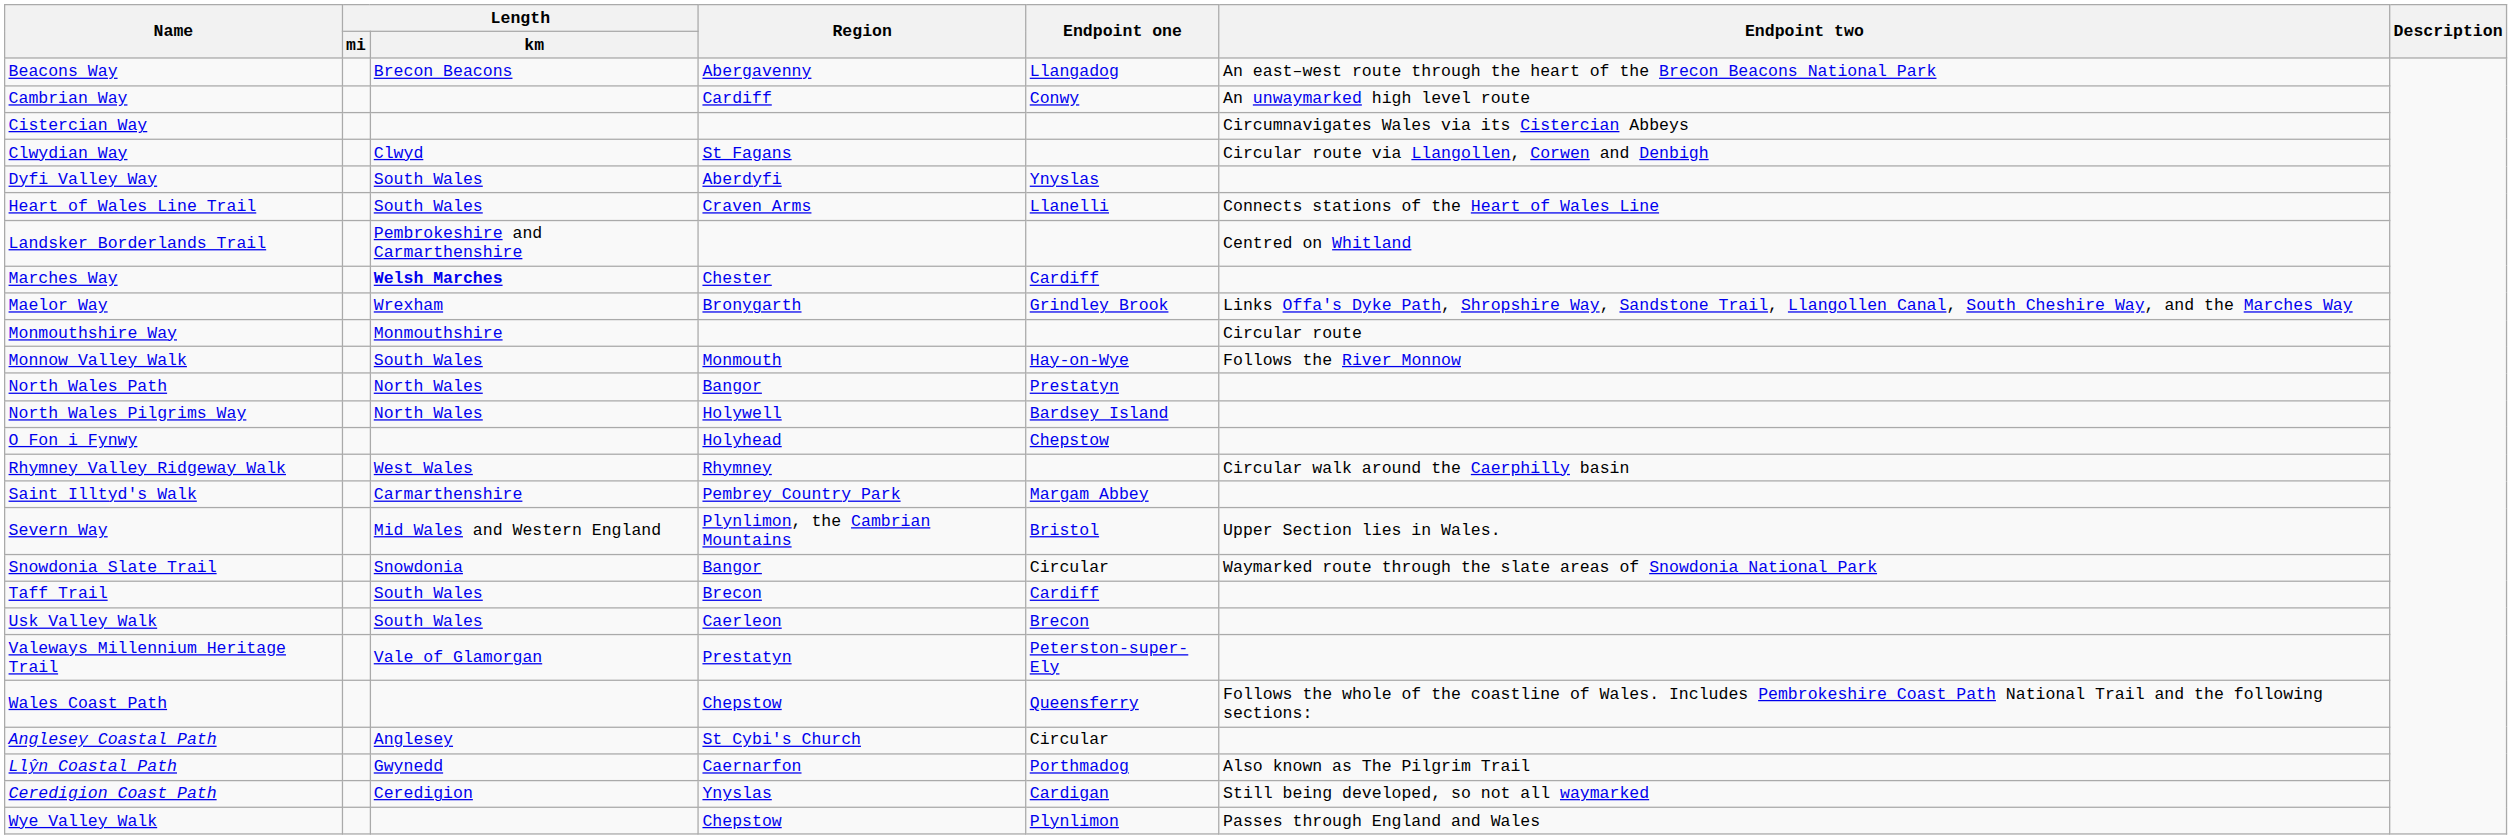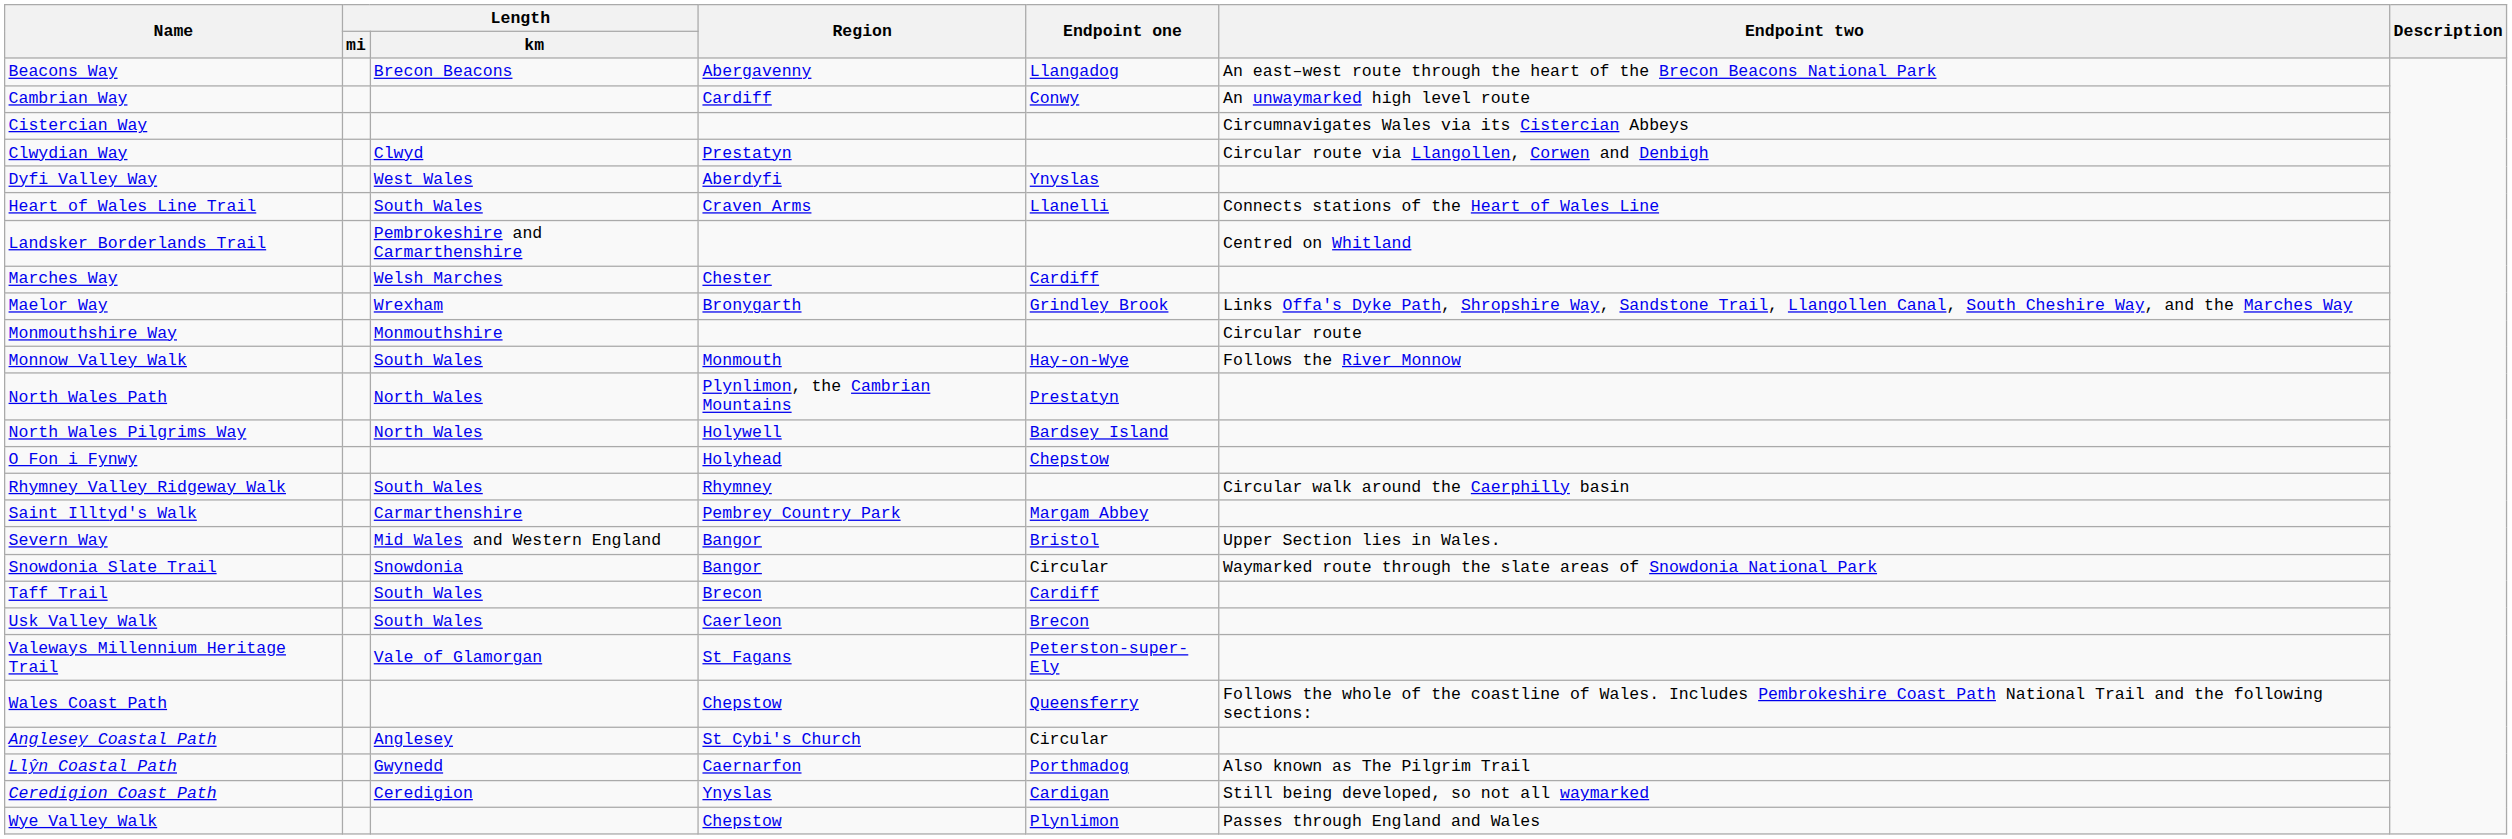(747, 153) St Fagans -> (747, 153) Prestatyn
(428, 180) South Wales -> (423, 180) West Wales
(438, 279) bold -> (438, 279) normal
(732, 387) Bangor -> (816, 396) Plynlimon, the Cambrian Mountains
(423, 468) West Wales -> (428, 487) South Wales
(816, 531) Plynlimon, the Cambrian Mountains -> (732, 541) Bangor
(747, 658) Prestatyn -> (747, 658) St Fagans
